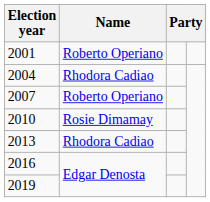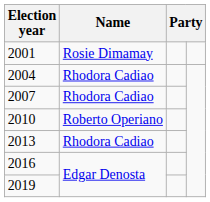(113, 53) Roberto Operiano -> (108, 53) Rosie Dimamay
(113, 97) Roberto Operiano -> (108, 97) Rhodora Cadiao
(108, 119) Rosie Dimamay -> (113, 119) Roberto Operiano
